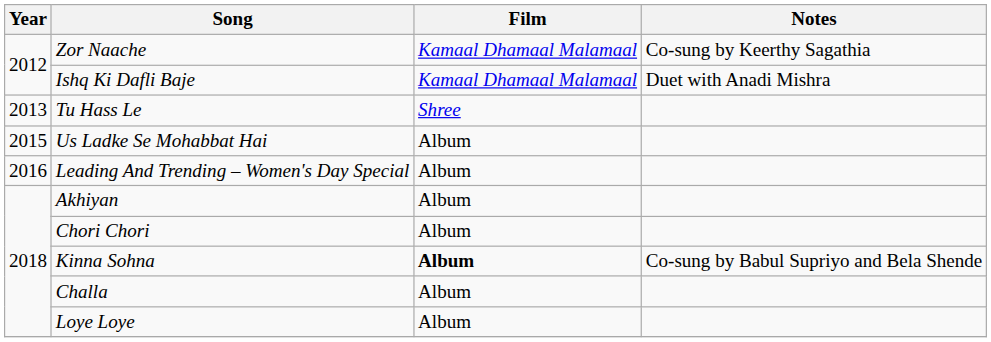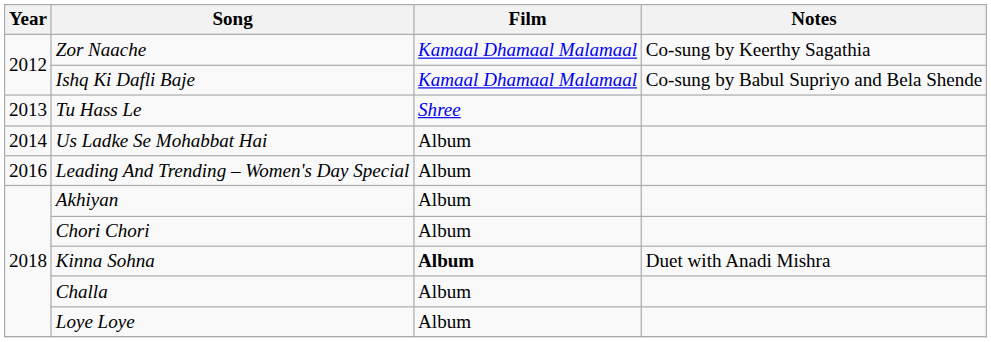(738, 79) Duet with Anadi Mishra -> (814, 79) Co-sung by Babul Supriyo and Bela Shende
(28, 140) 2015 -> (28, 140) 2014
(814, 261) Co-sung by Babul Supriyo and Bela Shende -> (738, 261) Duet with Anadi Mishra
